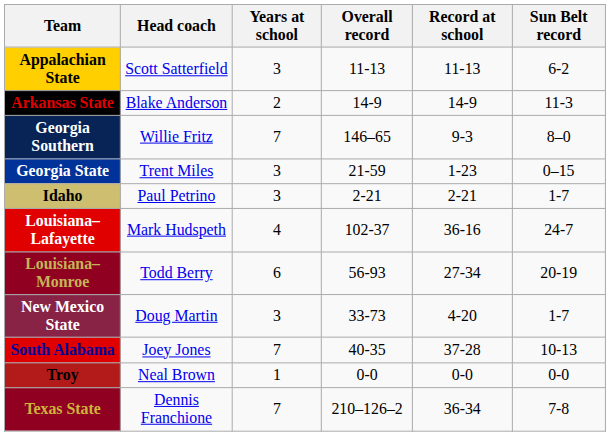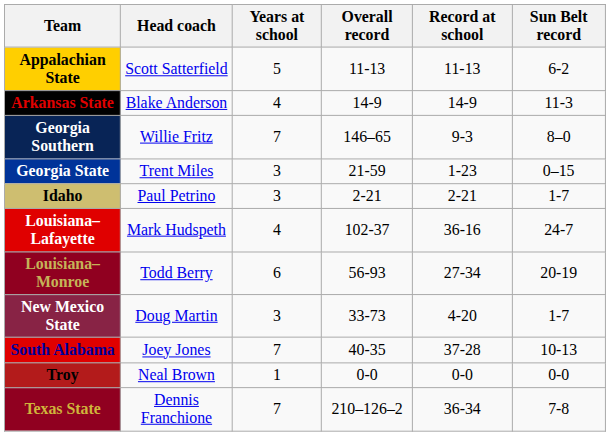(277, 68) 3 -> (277, 68) 5
(277, 102) 2 -> (277, 102) 4
